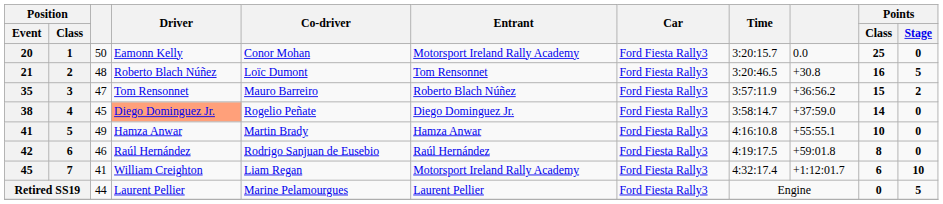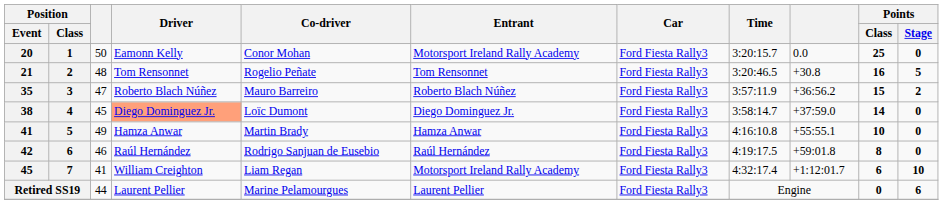(165, 72) Roberto Blach Núñez -> (151, 72) Tom Rensonnet
(276, 72) Loïc Dumont -> (280, 72) Rogelio Peñate
(151, 91) Tom Rensonnet -> (165, 91) Roberto Blach Núñez
(280, 111) Rogelio Peñate -> (276, 111) Loïc Dumont
(918, 189) 5 -> (918, 189) 6
